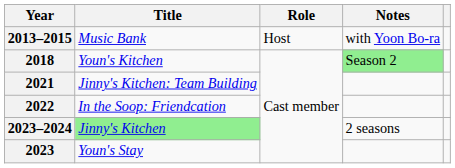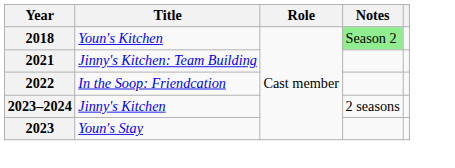- row: (40, 38)
(122, 128) lightgreen background -> (122, 106) no background
